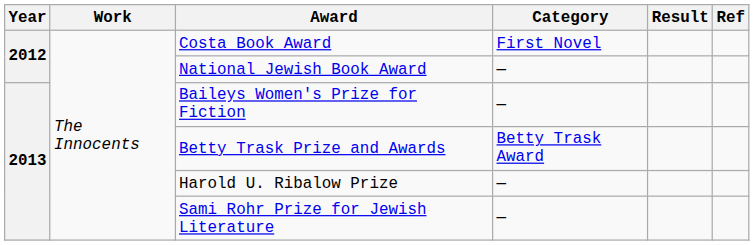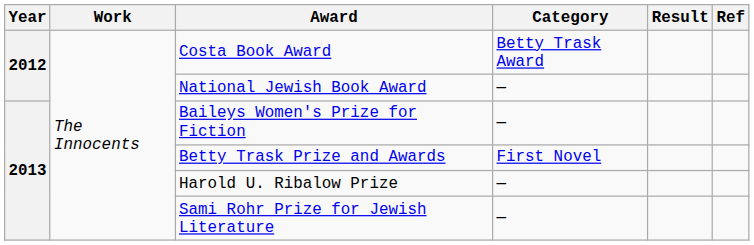(549, 43) First Novel -> (549, 53) Betty Trask Award
(549, 148) Betty Trask Award -> (549, 158) First Novel
